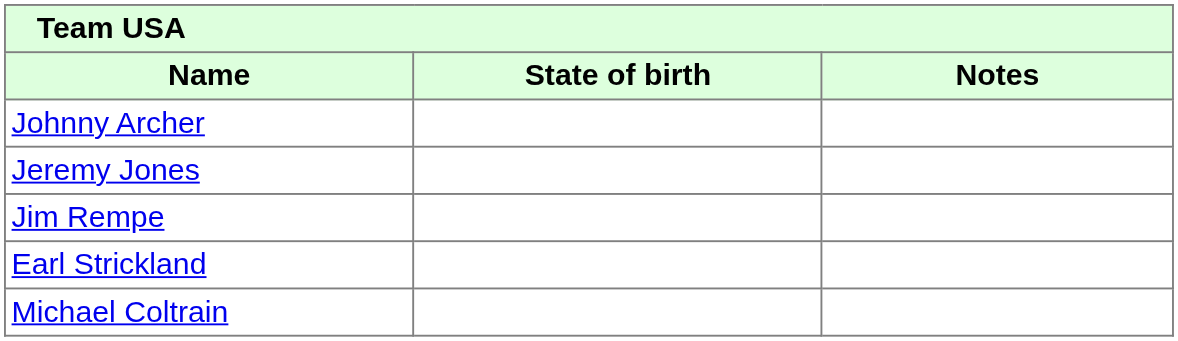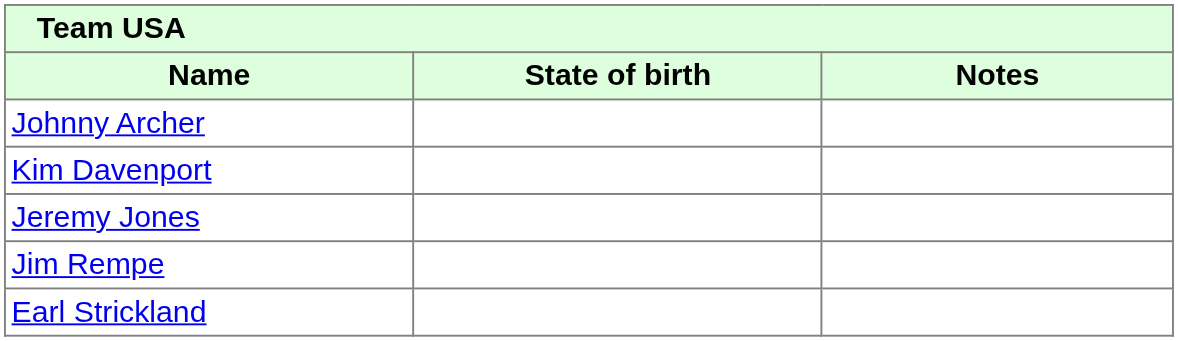+ row: (112, 169)
- row: (120, 311)
